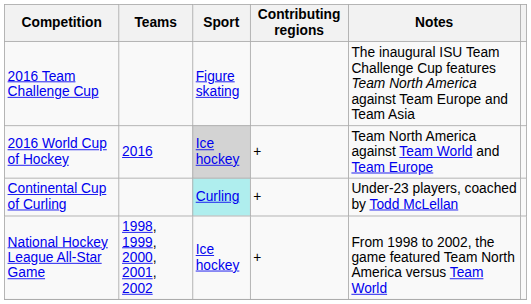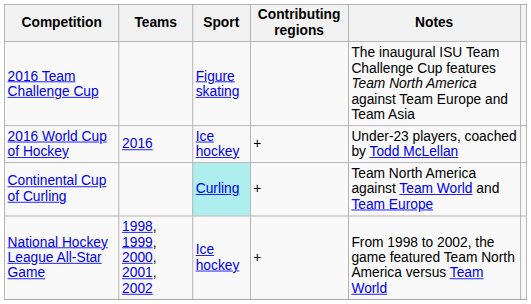(218, 151) lightgrey background -> (218, 144) no background
(425, 151) Team North America against Team World and Team Europe -> (434, 144) Under-23 players, coached by Todd McLellan
(434, 196) Under-23 players, coached by Todd McLellan -> (425, 189) Team North America against Team World and Team Europe
